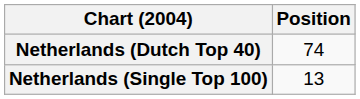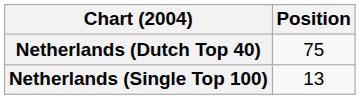(314, 49) 74 -> (314, 49) 75
